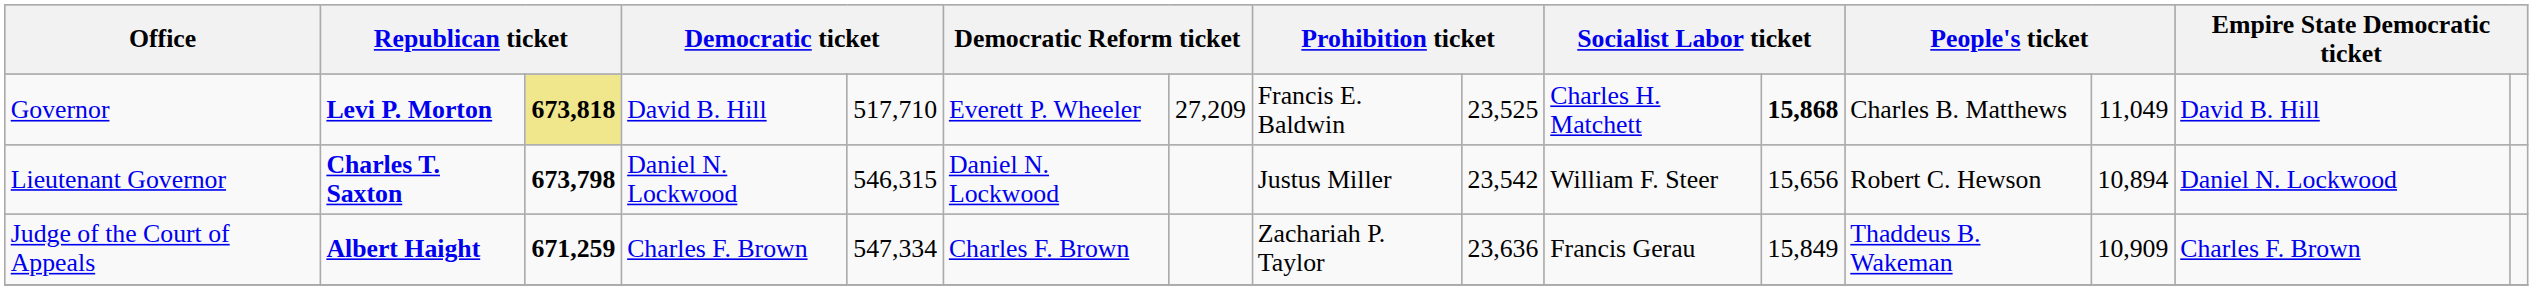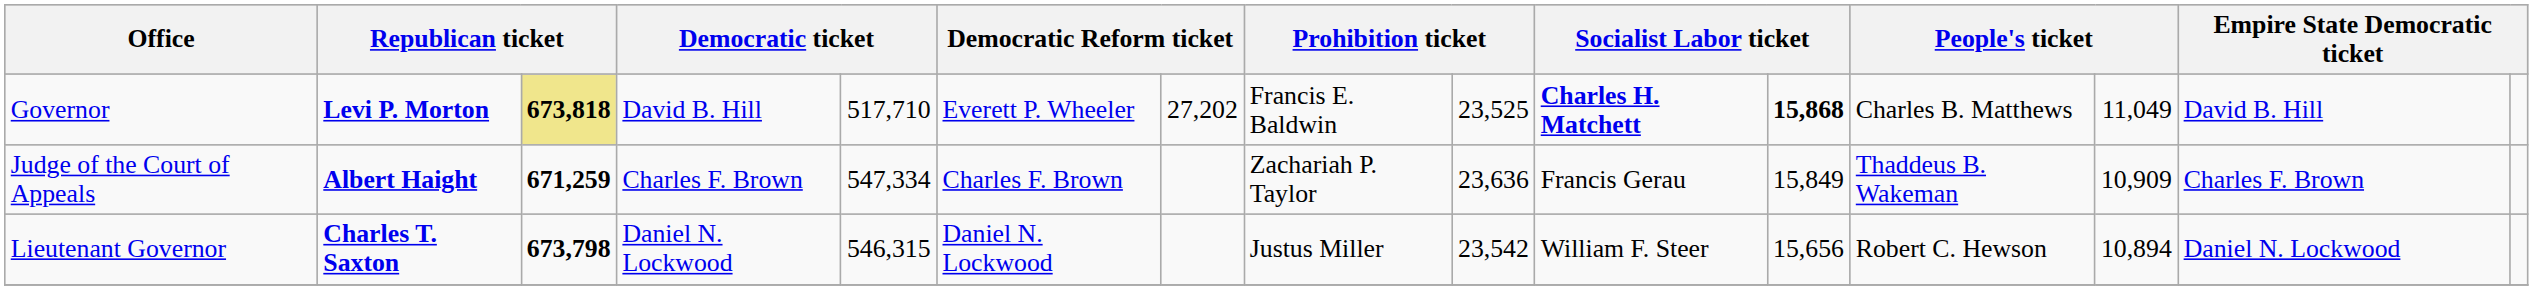(1210, 109) 27,209 -> (1202, 109) 27,202
(1605, 109) normal -> (1600, 109) bold
rows swapped: (118, 179) <-> (120, 248)
